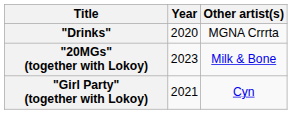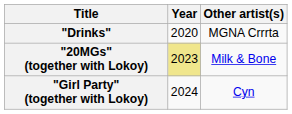(184, 59) no background -> (184, 59) khaki background
(184, 92) 2021 -> (184, 92) 2024
